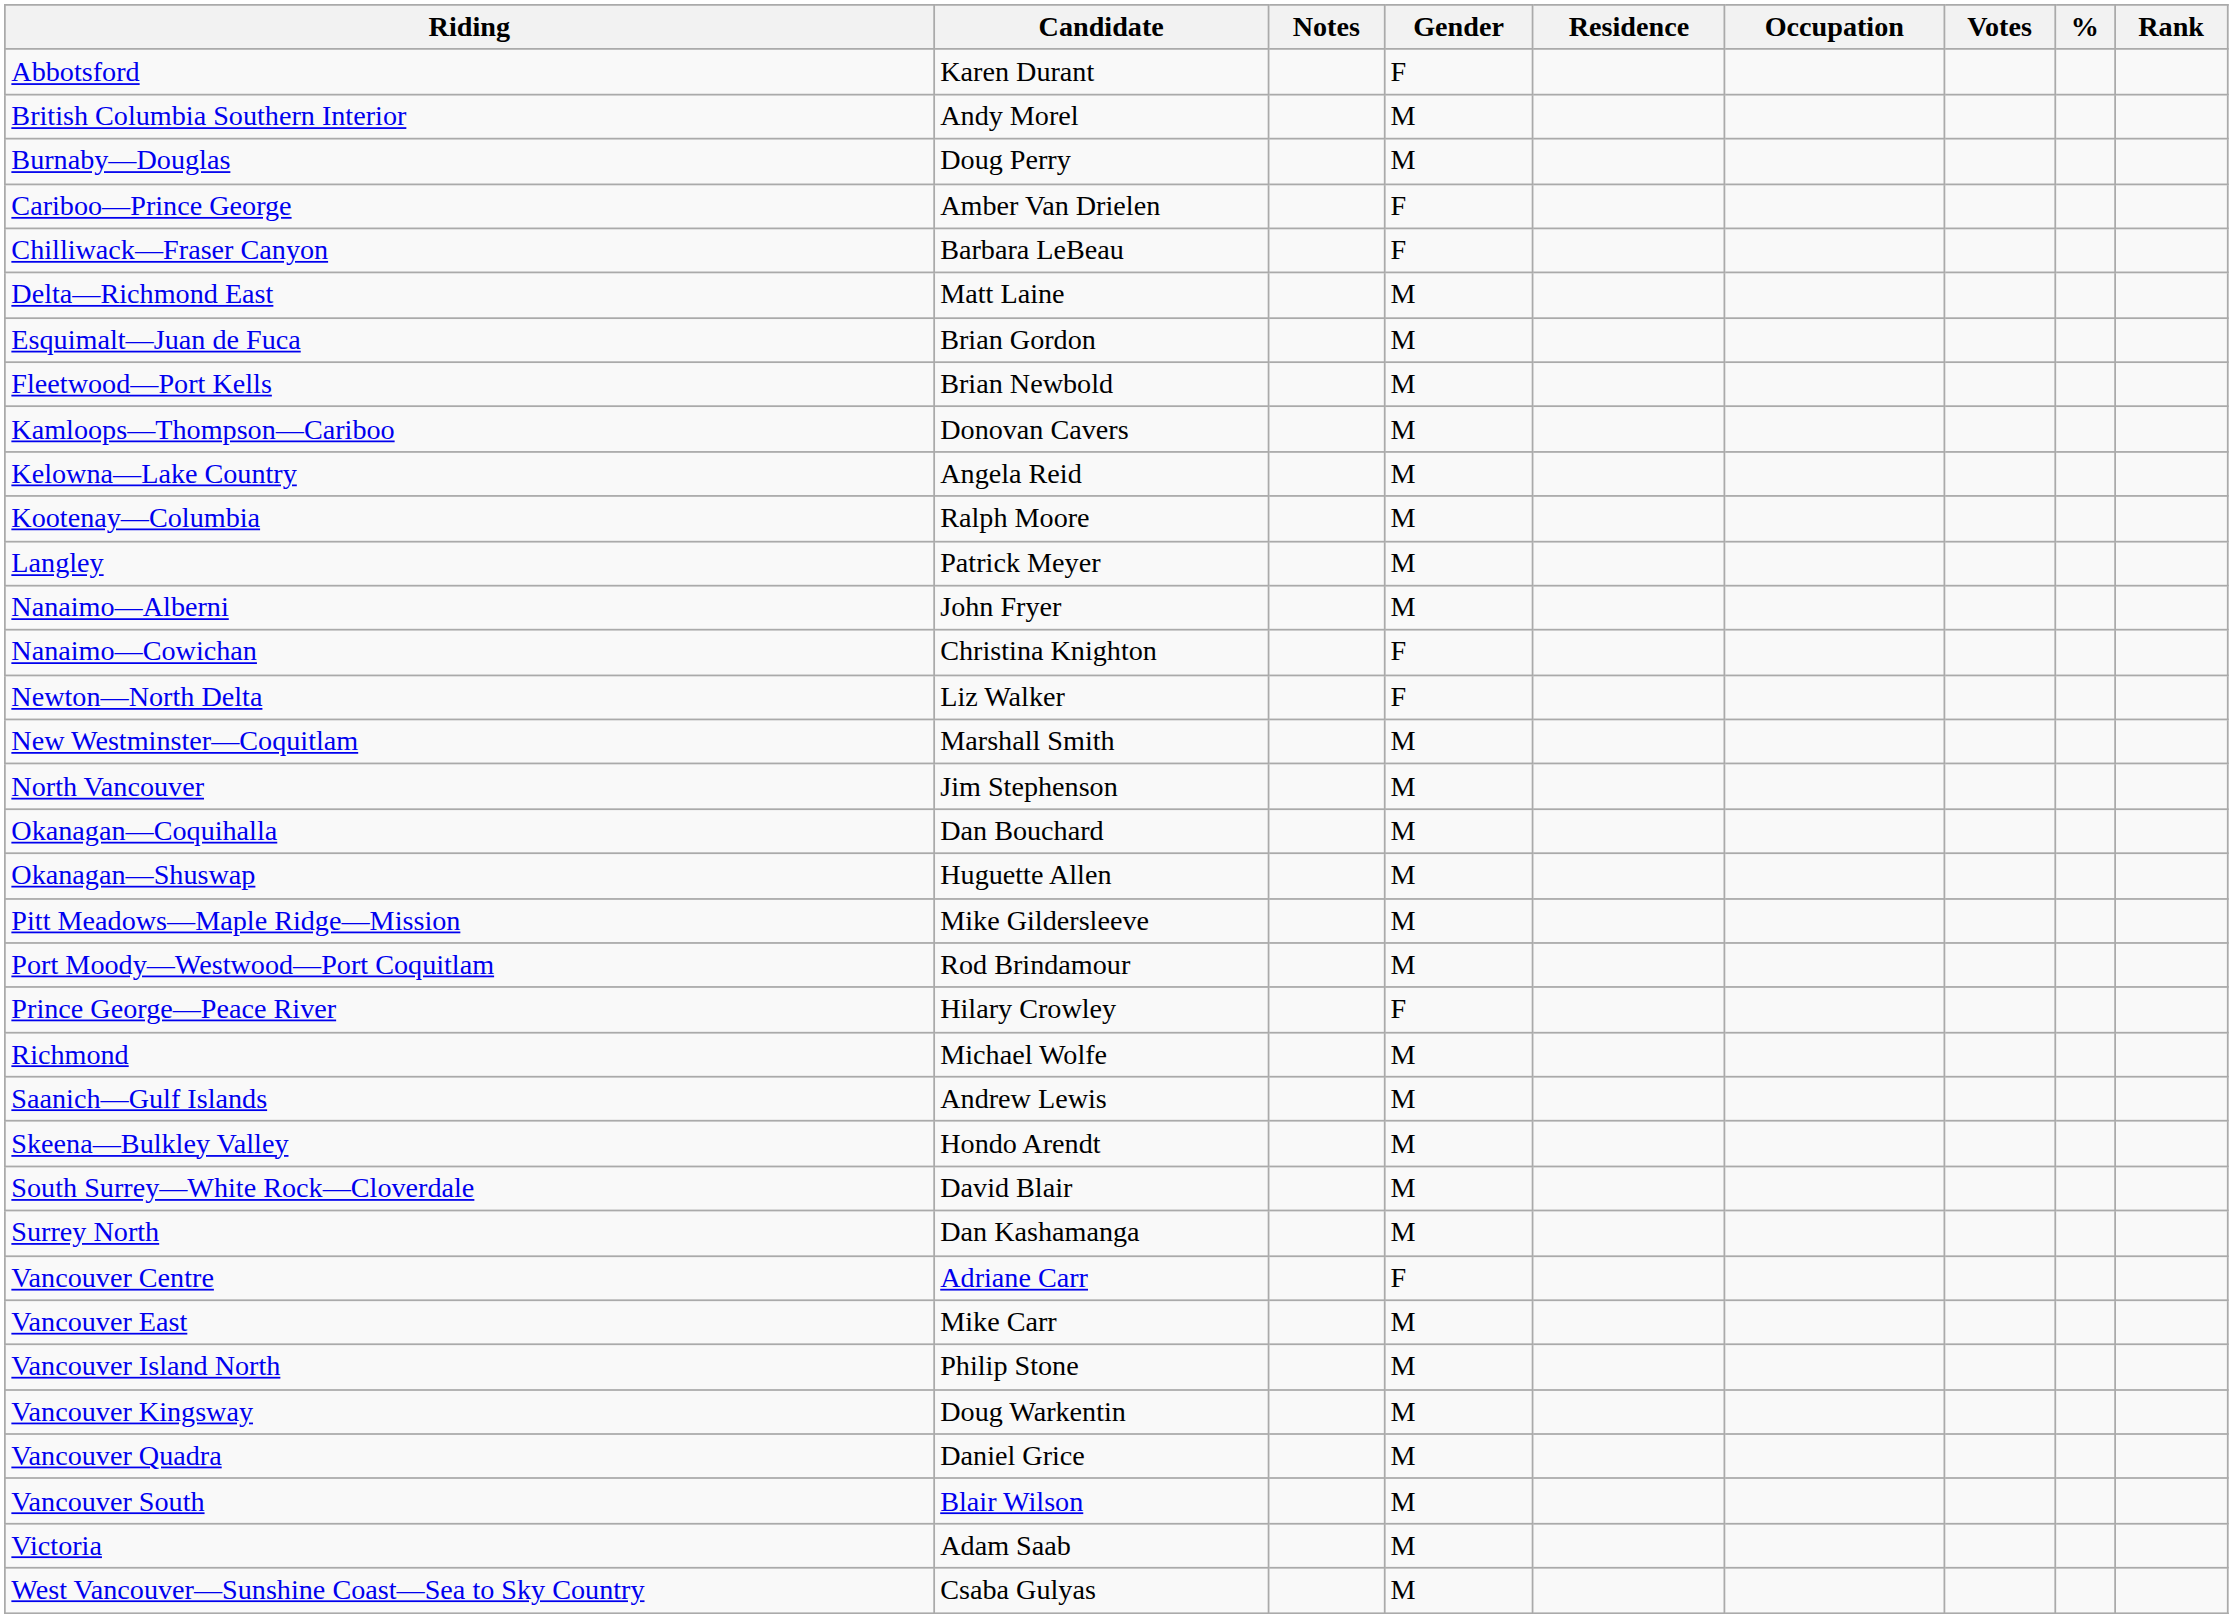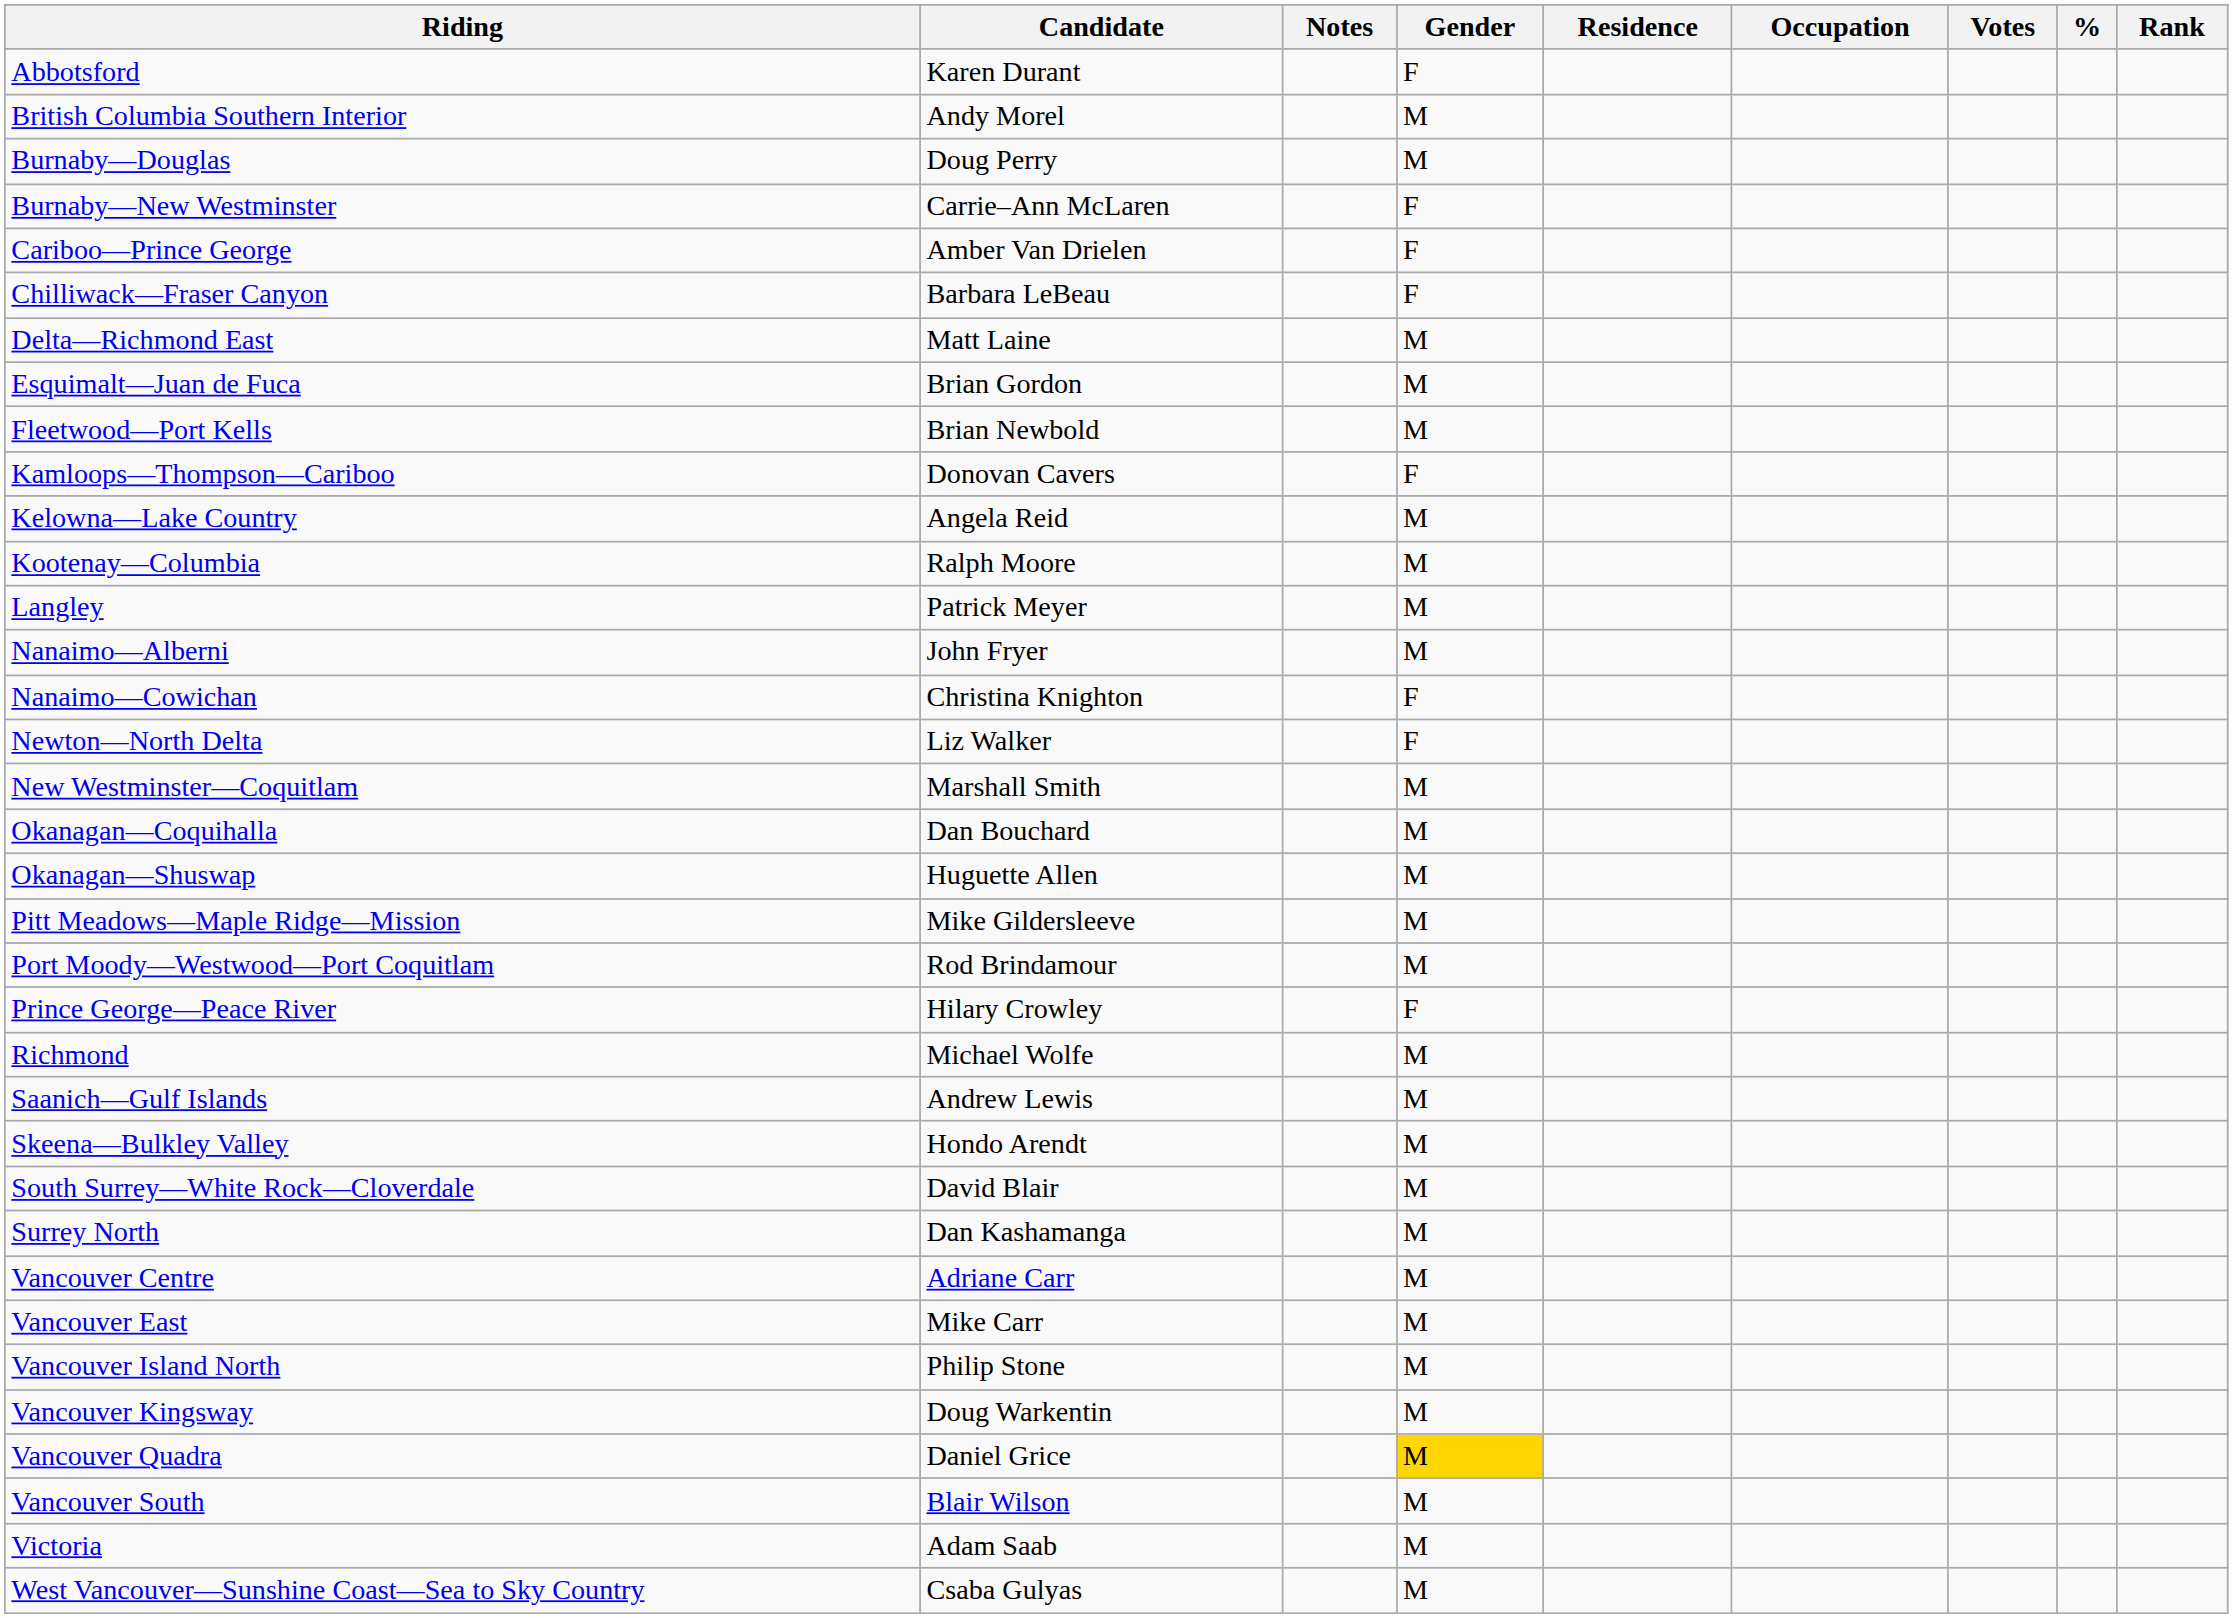+ row: (174, 205)
(1403, 428) M -> (1411, 473) F
- row: (108, 786)
(1398, 1277) F -> (1415, 1277) M
(1403, 1455) no background -> (1415, 1455) gold background
